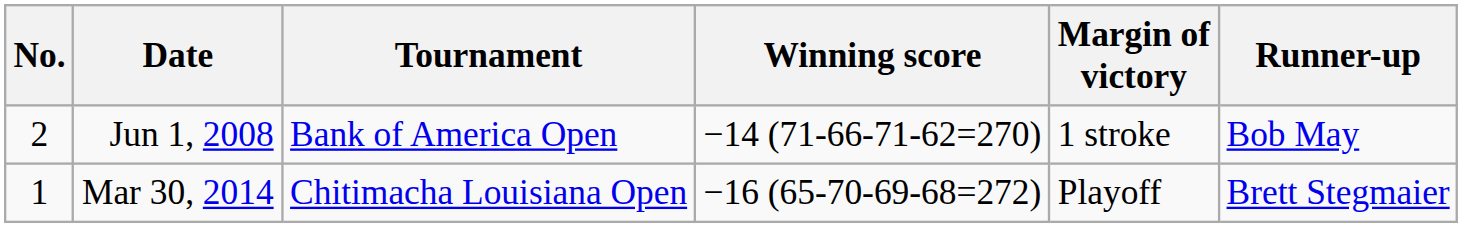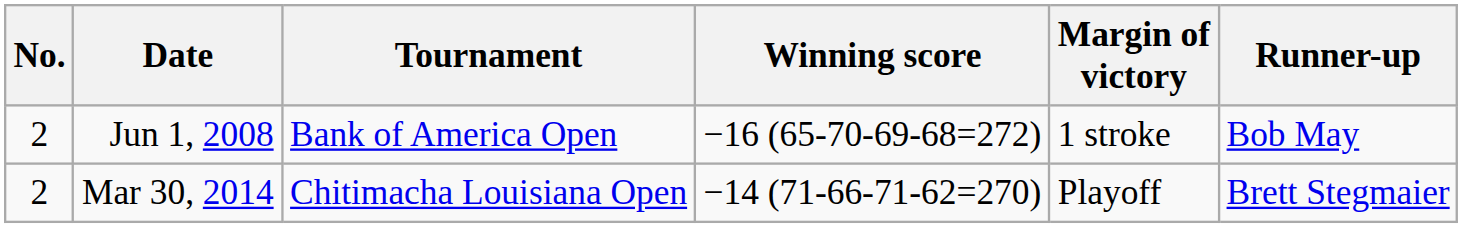(872, 134) −14 (71-66-71-62=270) -> (872, 134) −16 (65-70-69-68=272)
(39, 192) 1 -> (39, 192) 2
(872, 192) −16 (65-70-69-68=272) -> (872, 192) −14 (71-66-71-62=270)
